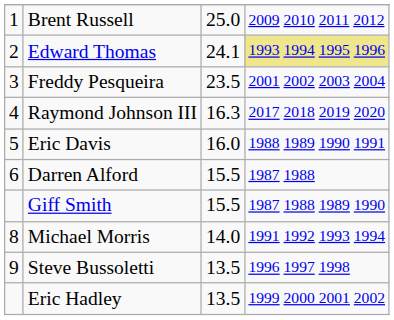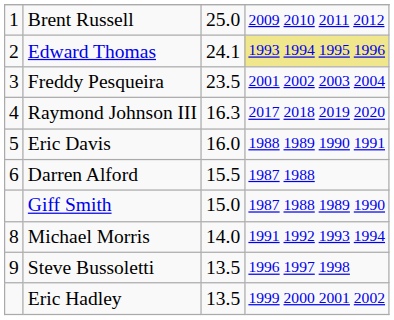(223, 205) 15.5 -> (223, 205) 15.0
